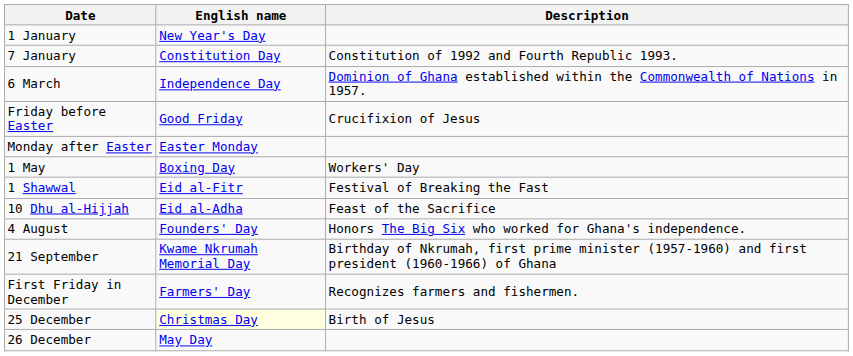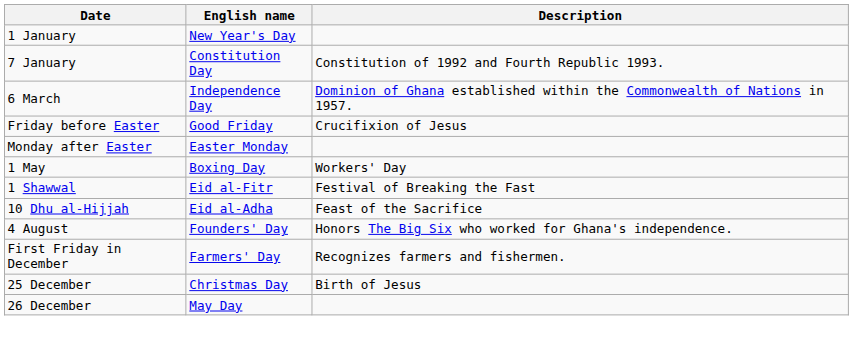- row: (53, 257)
(209, 320) lightyellow background -> (239, 284) no background
